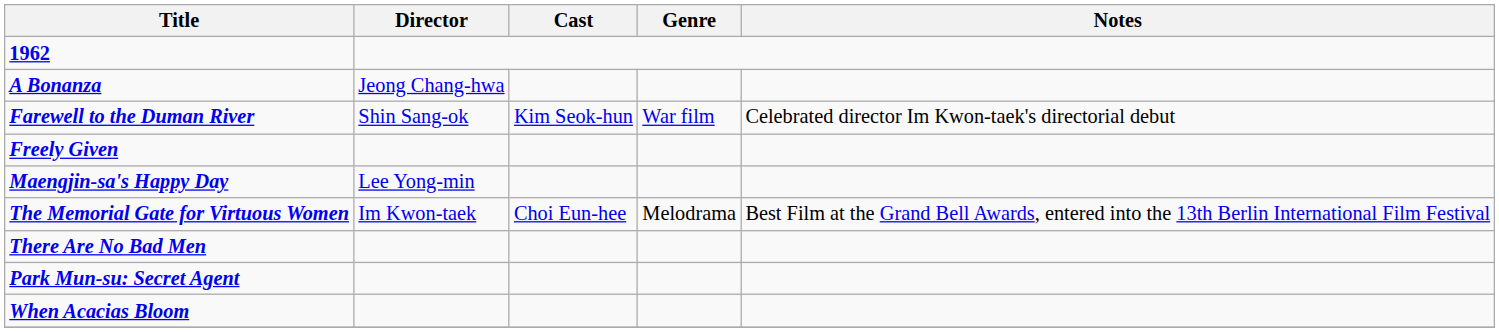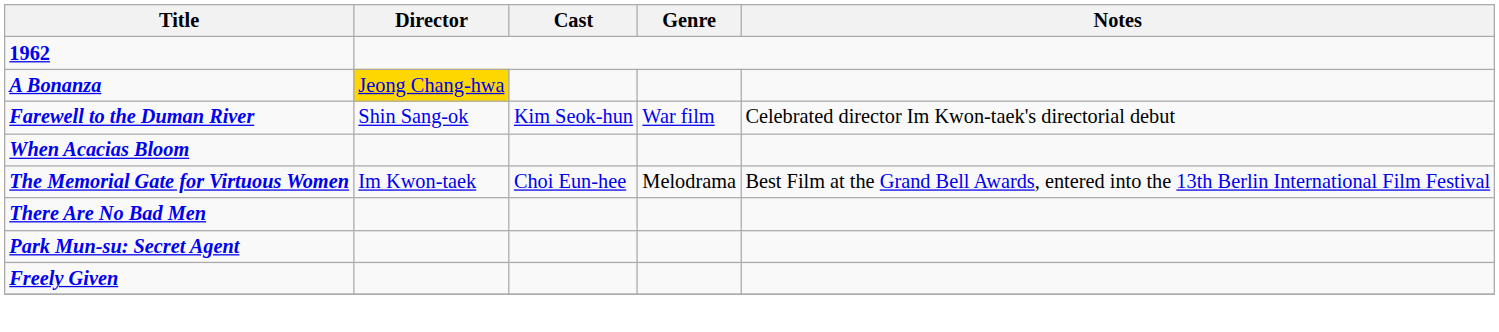(431, 85) no background -> (431, 85) gold background
rows swapped: (64, 149) <-> (99, 310)
- row: (119, 181)
